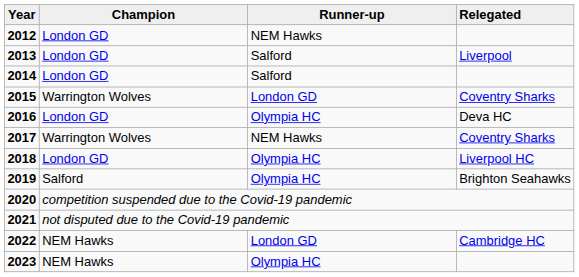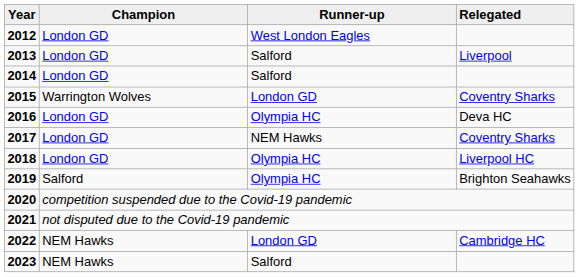(286, 35) NEM Hawks -> (310, 35) West London Eagles
(97, 138) Warrington Wolves -> (75, 138) London GD
(286, 261) Olympia HC -> (271, 261) Salford
